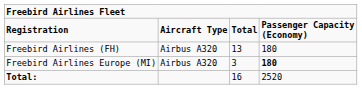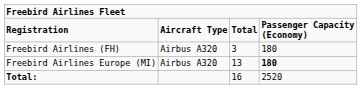(237, 49) 13 -> (234, 49) 3
(234, 63) 3 -> (237, 63) 13
